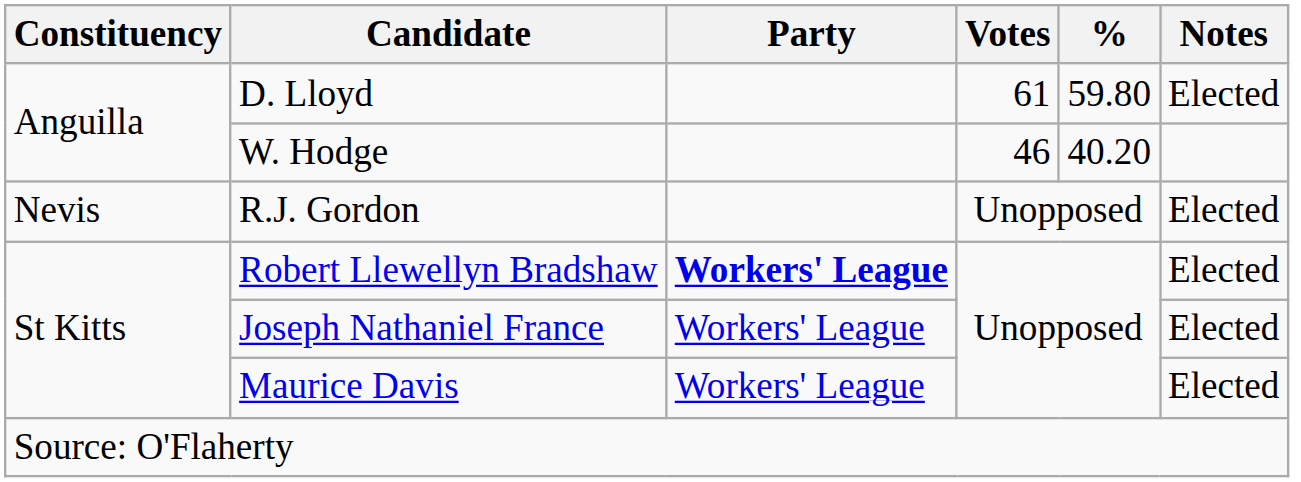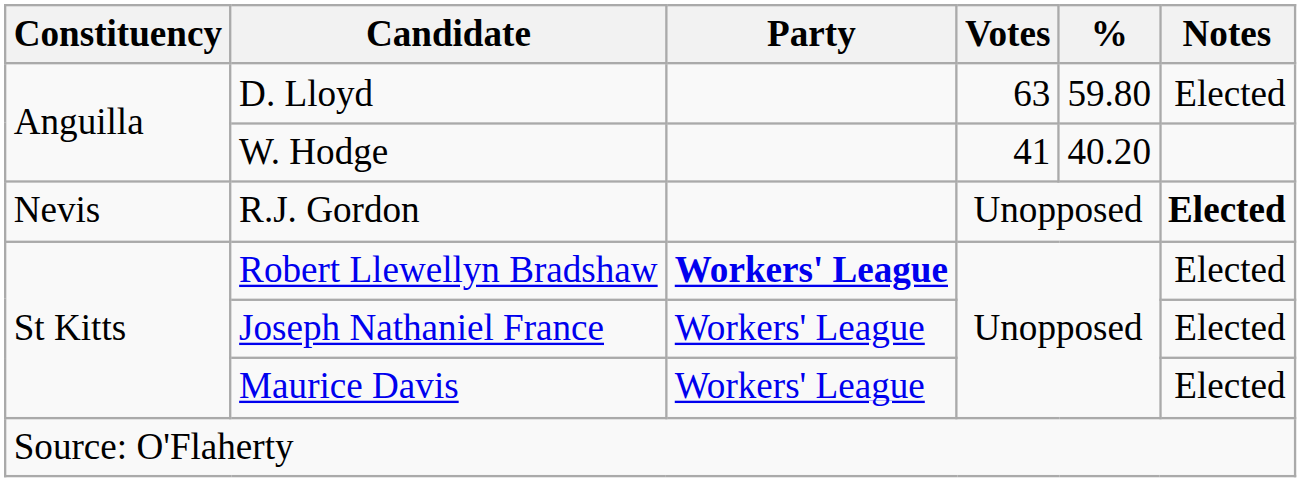(1032, 92) 61 -> (1032, 92) 63
(1032, 151) 46 -> (1032, 151) 41
(1224, 210) normal -> (1227, 210) bold
